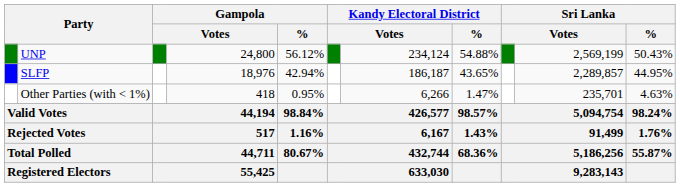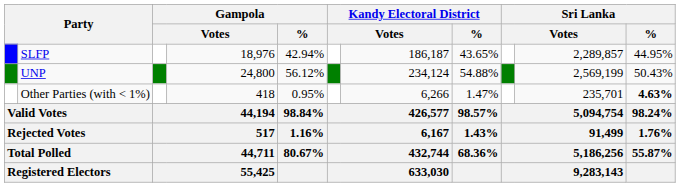rows swapped: (33, 53) <-> (35, 73)
(656, 93) normal -> (655, 93) bold
